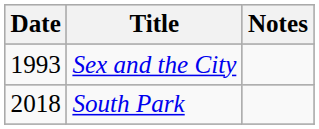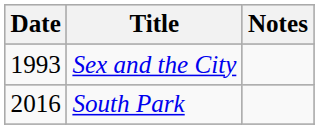(36, 104) 2018 -> (36, 104) 2016
